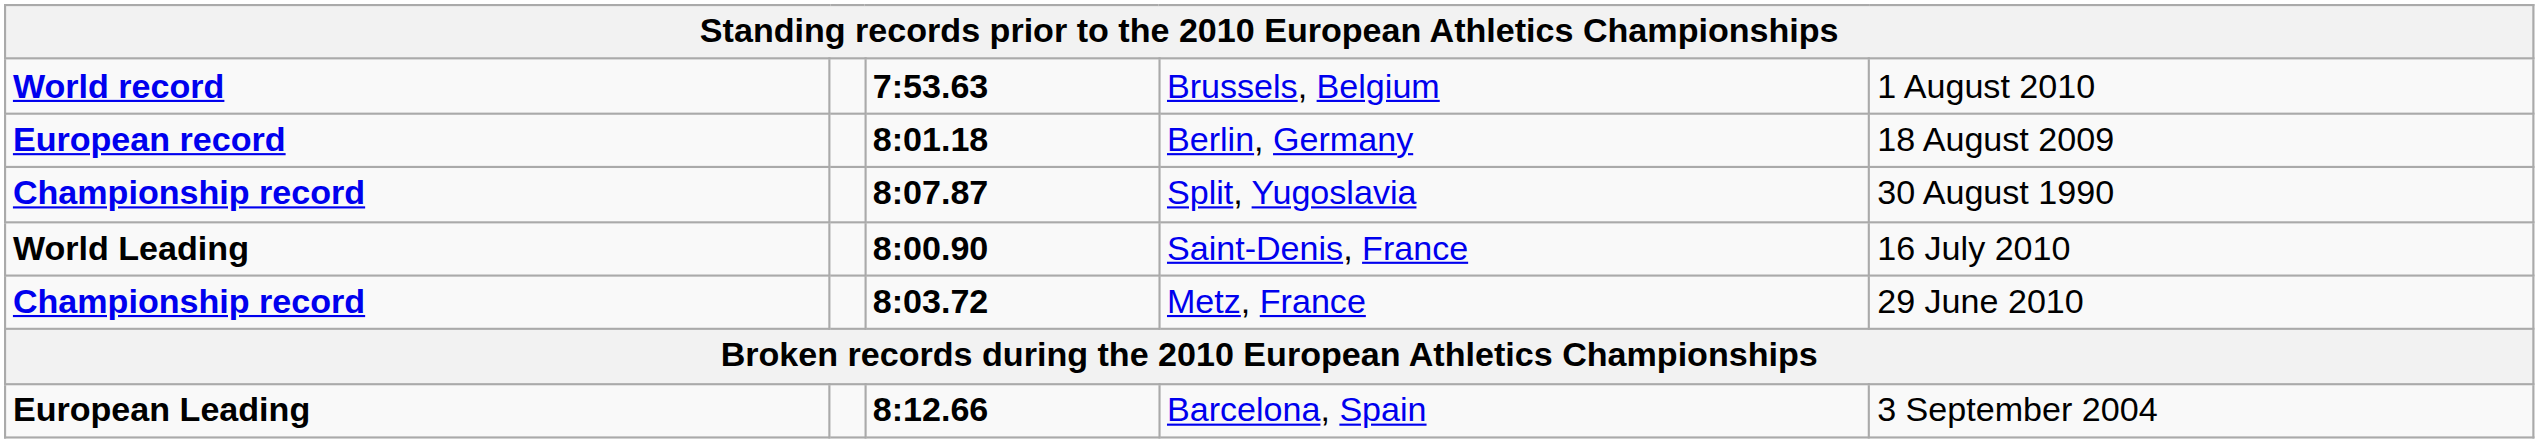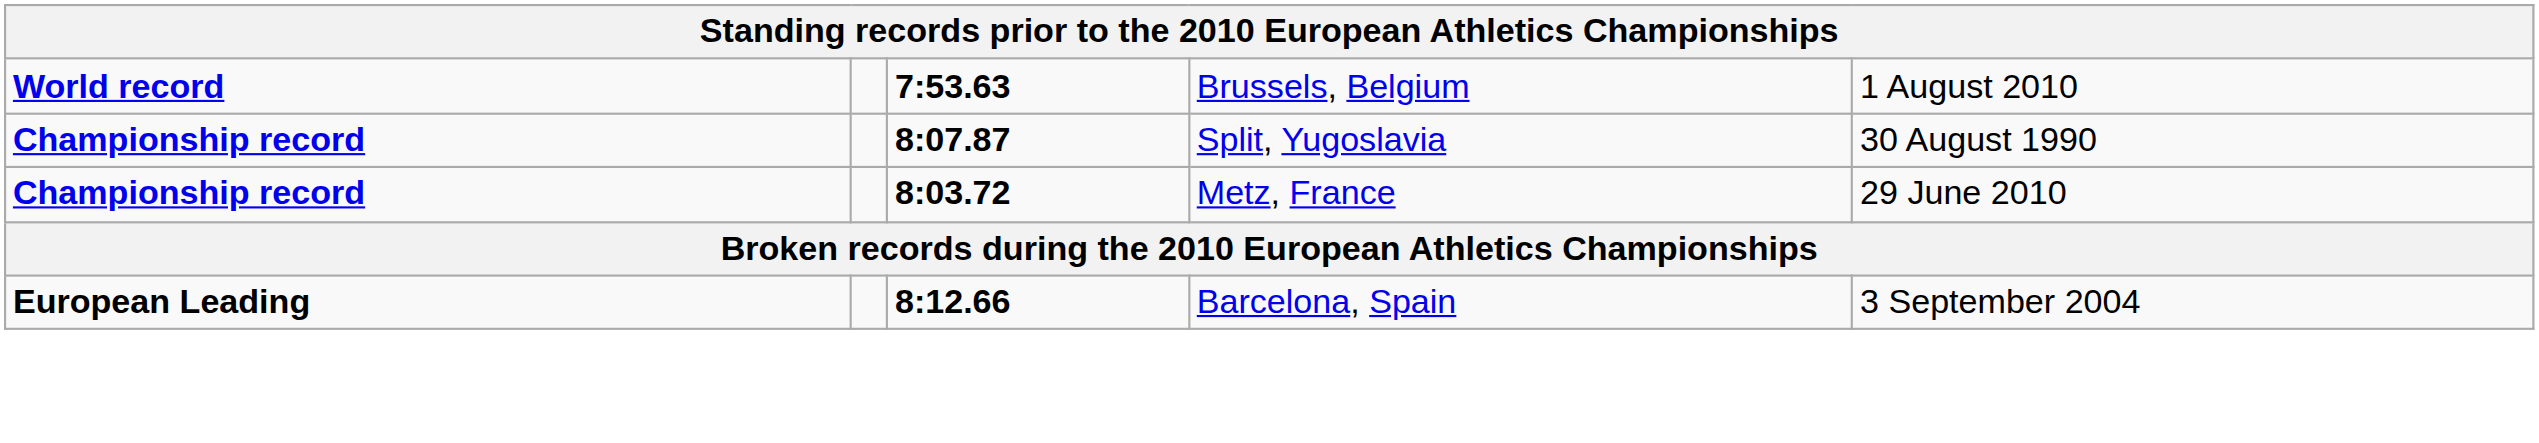- row: (1290, 139)
- row: (1318, 247)
